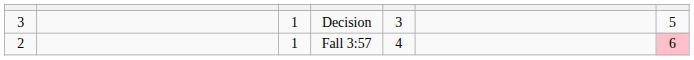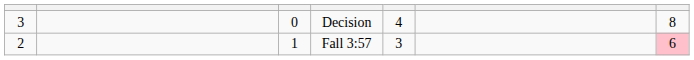(295, 21) 1 -> (295, 21) 0
(399, 21) 3 -> (399, 21) 4
(673, 21) 5 -> (673, 21) 8
(399, 44) 4 -> (399, 44) 3
